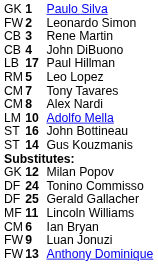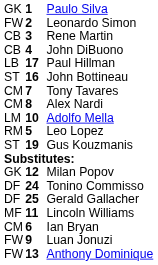rows swapped: (75, 77) <-> (87, 131)
(32, 145) 14 -> (32, 145) 19
